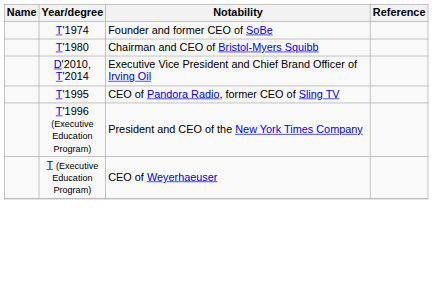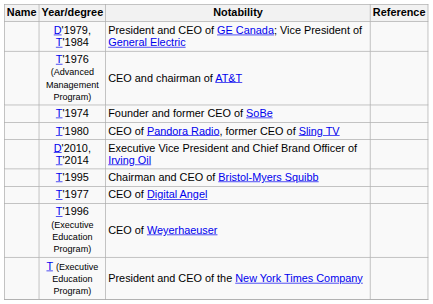+ row: (72, 36)
+ row: (72, 78)
(213, 47) Chairman and CEO of Bristol-Myers Squibb -> (224, 131) CEO of Pandora Radio, former CEO of Sling TV
(224, 94) CEO of Pandora Radio, former CEO of Sling TV -> (213, 177) Chairman and CEO of Bristol-Myers Squibb
+ row: (72, 195)
(236, 130) President and CEO of the New York Times Company -> (163, 230) CEO of Weyerhaeuser
(163, 177) CEO of Weyerhaeuser -> (236, 278) President and CEO of the New York Times Company
